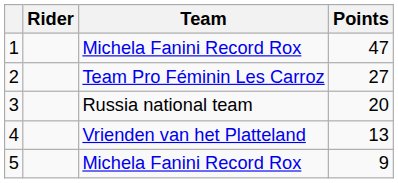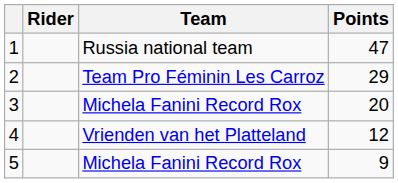(192, 47) Michela Fanini Record Rox -> (168, 47) Russia national team
(379, 76) 27 -> (379, 76) 29
(168, 105) Russia national team -> (192, 105) Michela Fanini Record Rox
(379, 134) 13 -> (379, 134) 12
